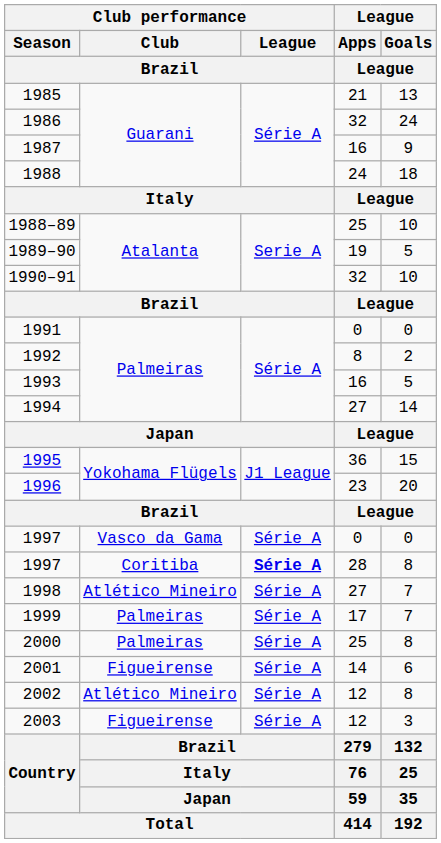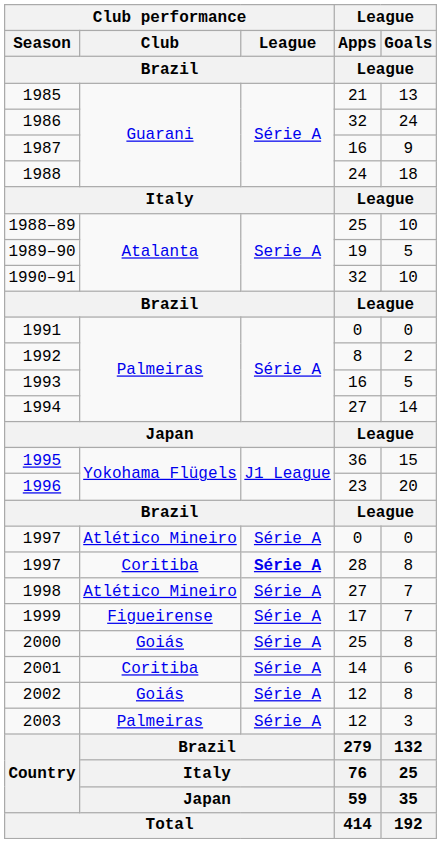(160, 539) Vasco da Gama -> (160, 539) Atlético Mineiro
(160, 617) Palmeiras -> (160, 617) Figueirense
(160, 643) Palmeiras -> (160, 643) Goiás
(160, 669) Figueirense -> (160, 669) Coritiba
(160, 695) Atlético Mineiro -> (160, 695) Goiás
(160, 721) Figueirense -> (160, 721) Palmeiras
